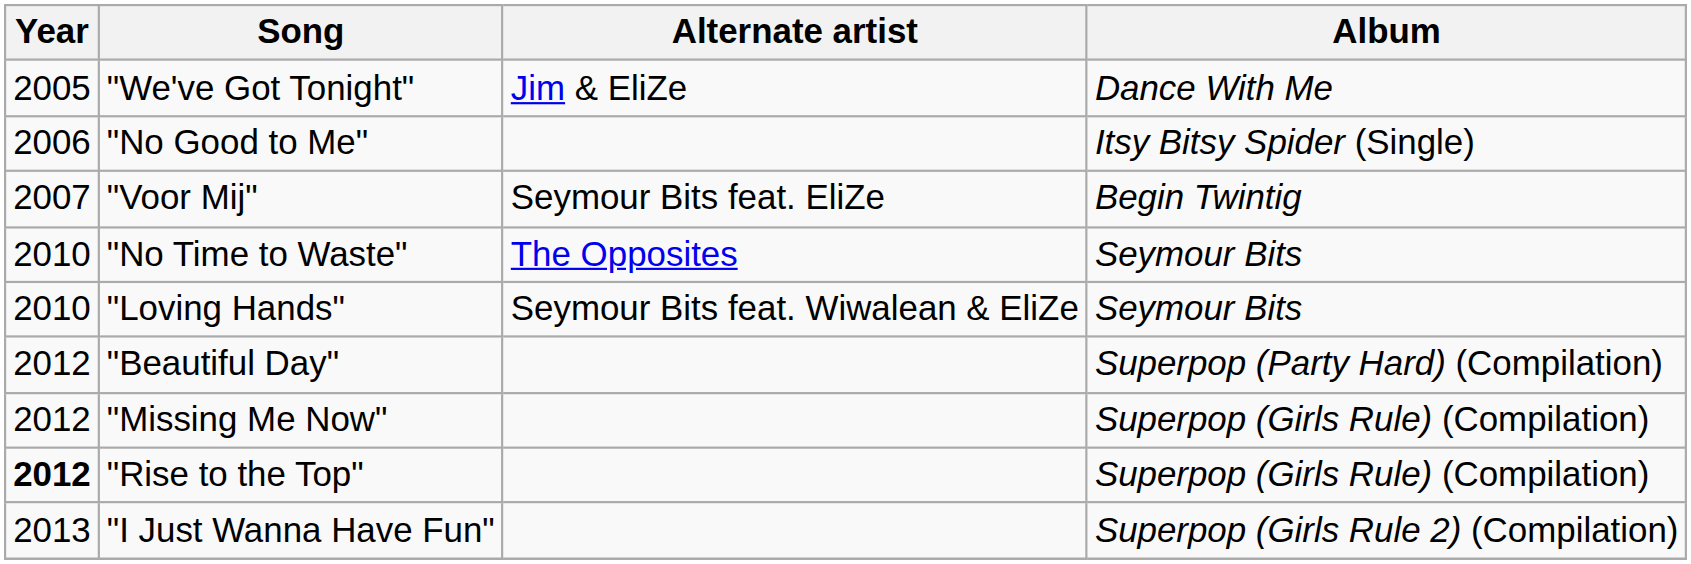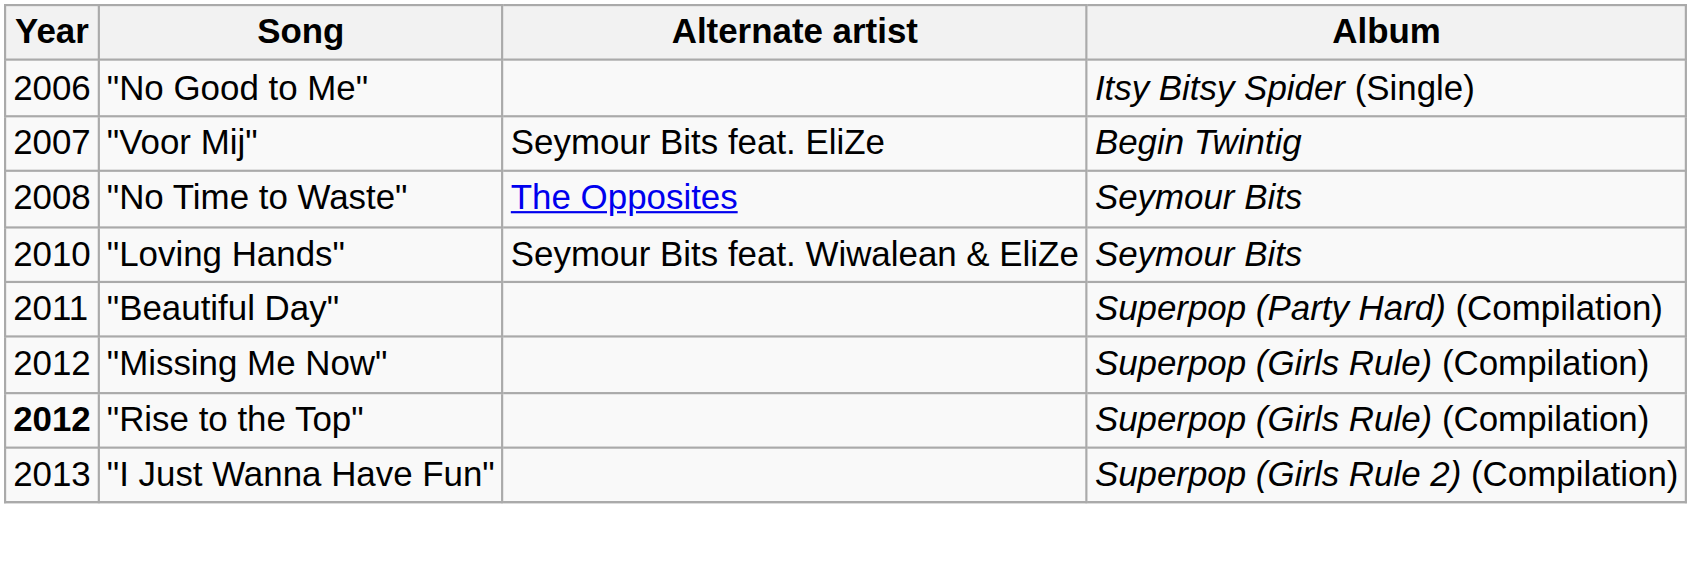- row: (261, 87)
(52, 253) 2010 -> (52, 198) 2008
(52, 364) 2012 -> (51, 308) 2011
